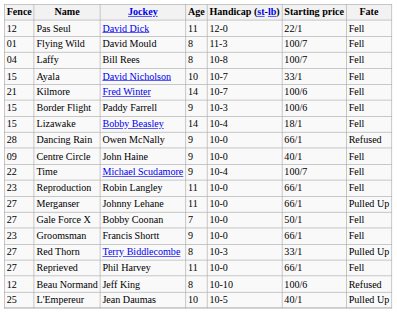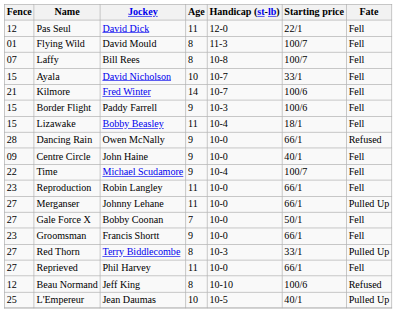(12, 60) 04 -> (12, 60) 07
(193, 124) 14 -> (193, 124) 11
